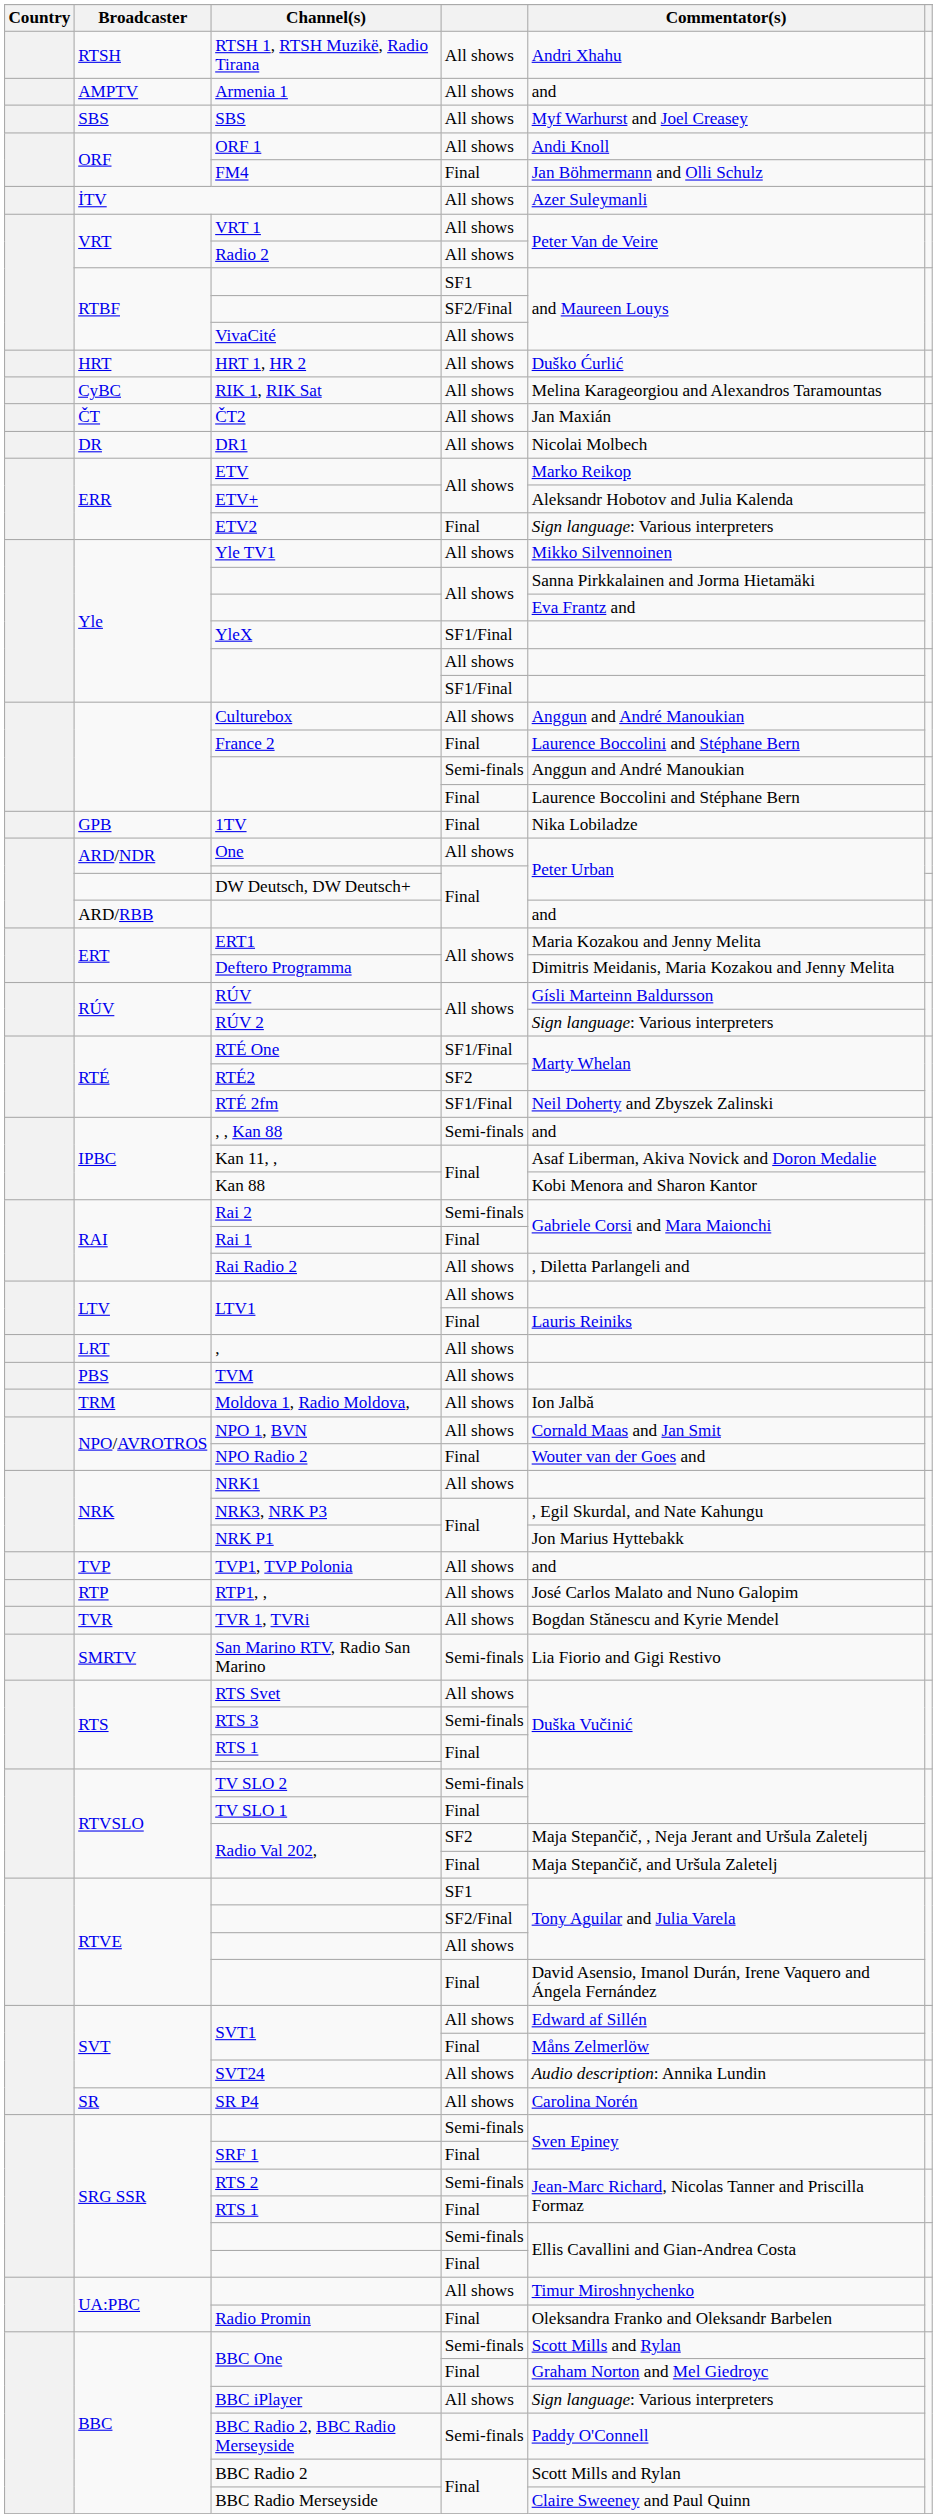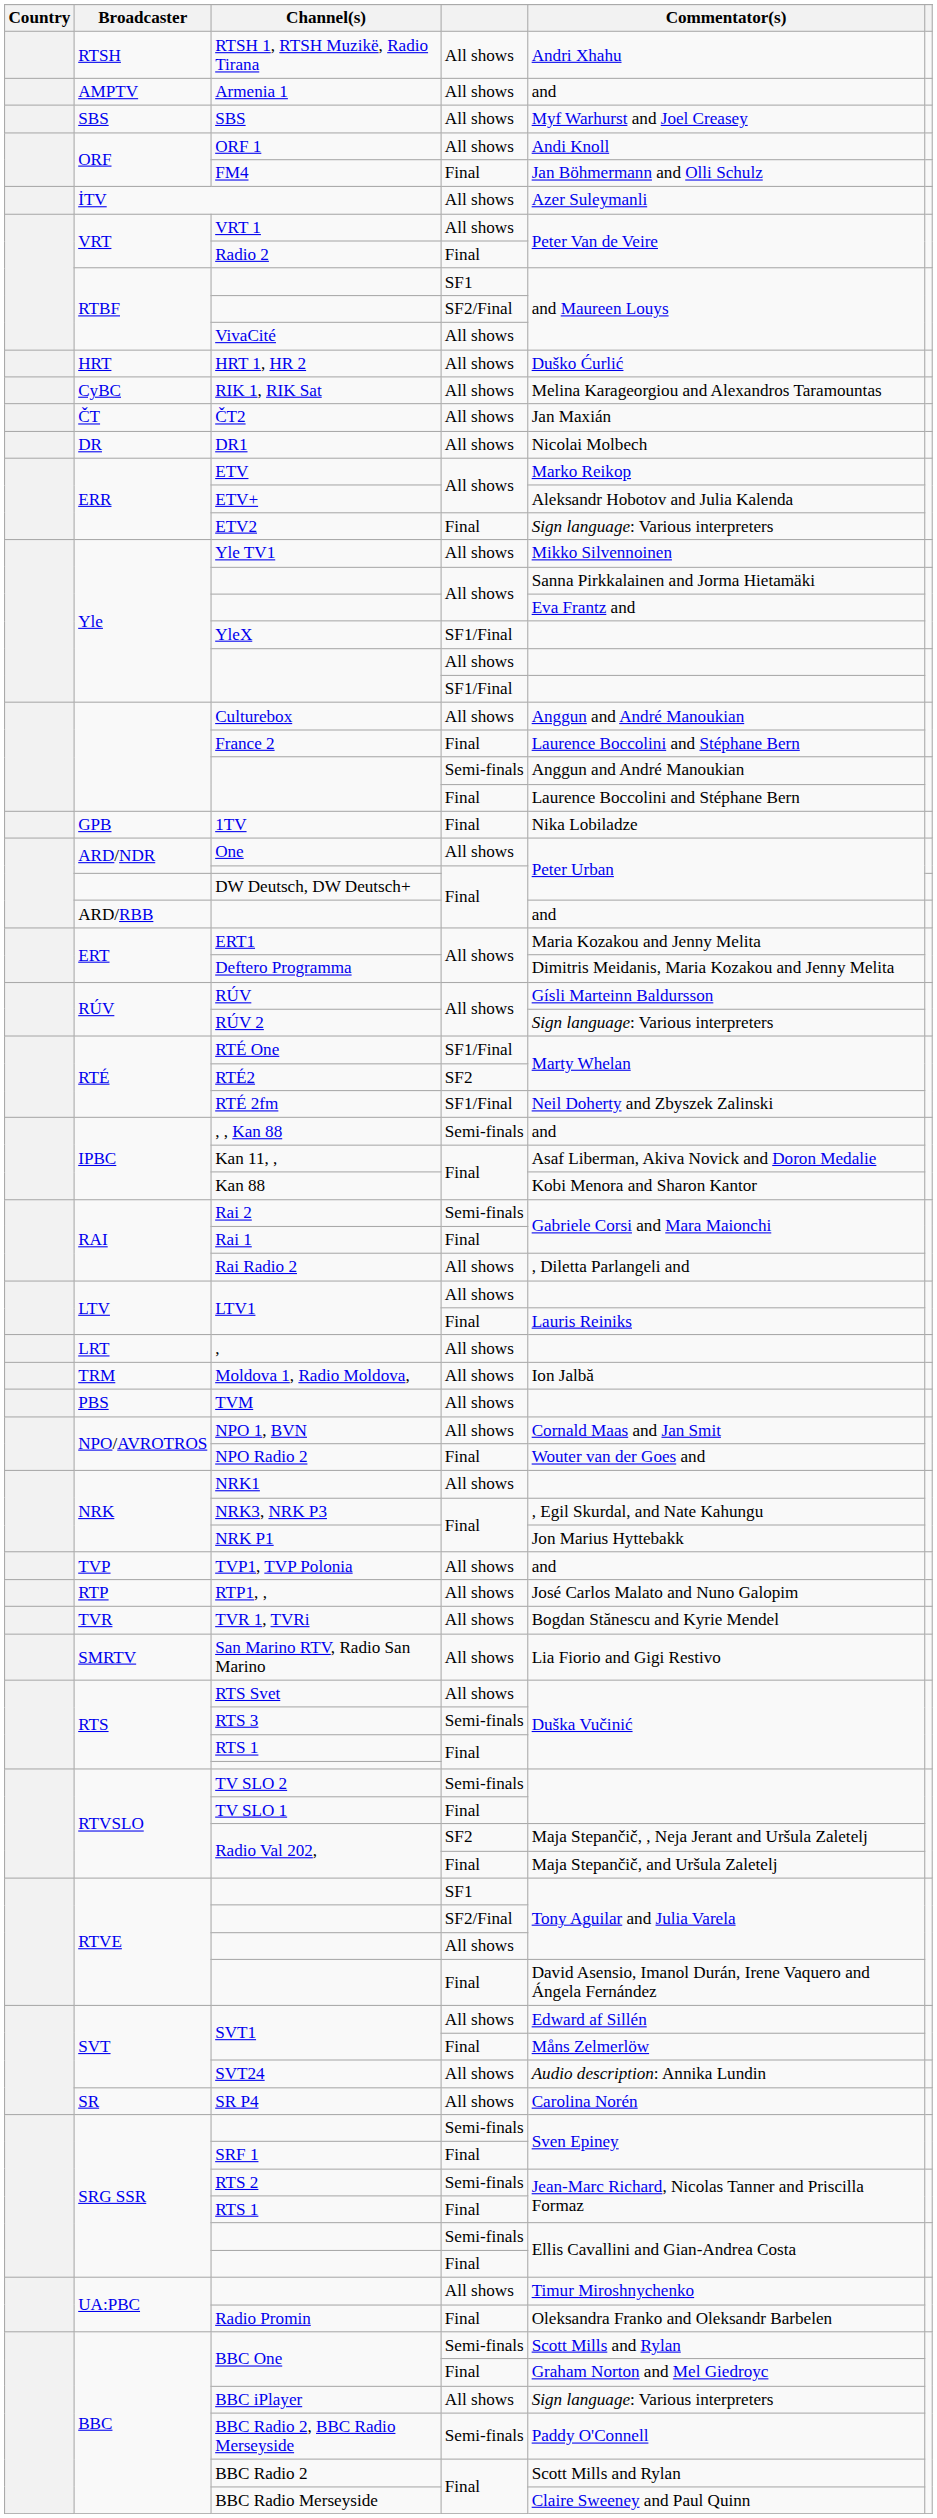(479, 254) All shows -> (462, 254) Final
rows swapped: (93, 1375) <-> (97, 1402)
(484, 1656) Semi‑finals -> (479, 1656) All shows
